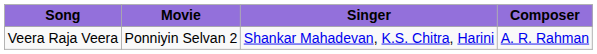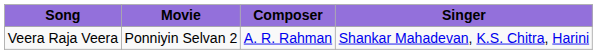columns swapped: (545, 15) <-> (369, 15)
